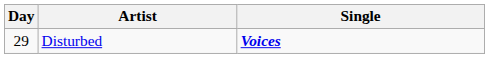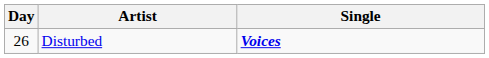(21, 41) 29 -> (21, 41) 26
